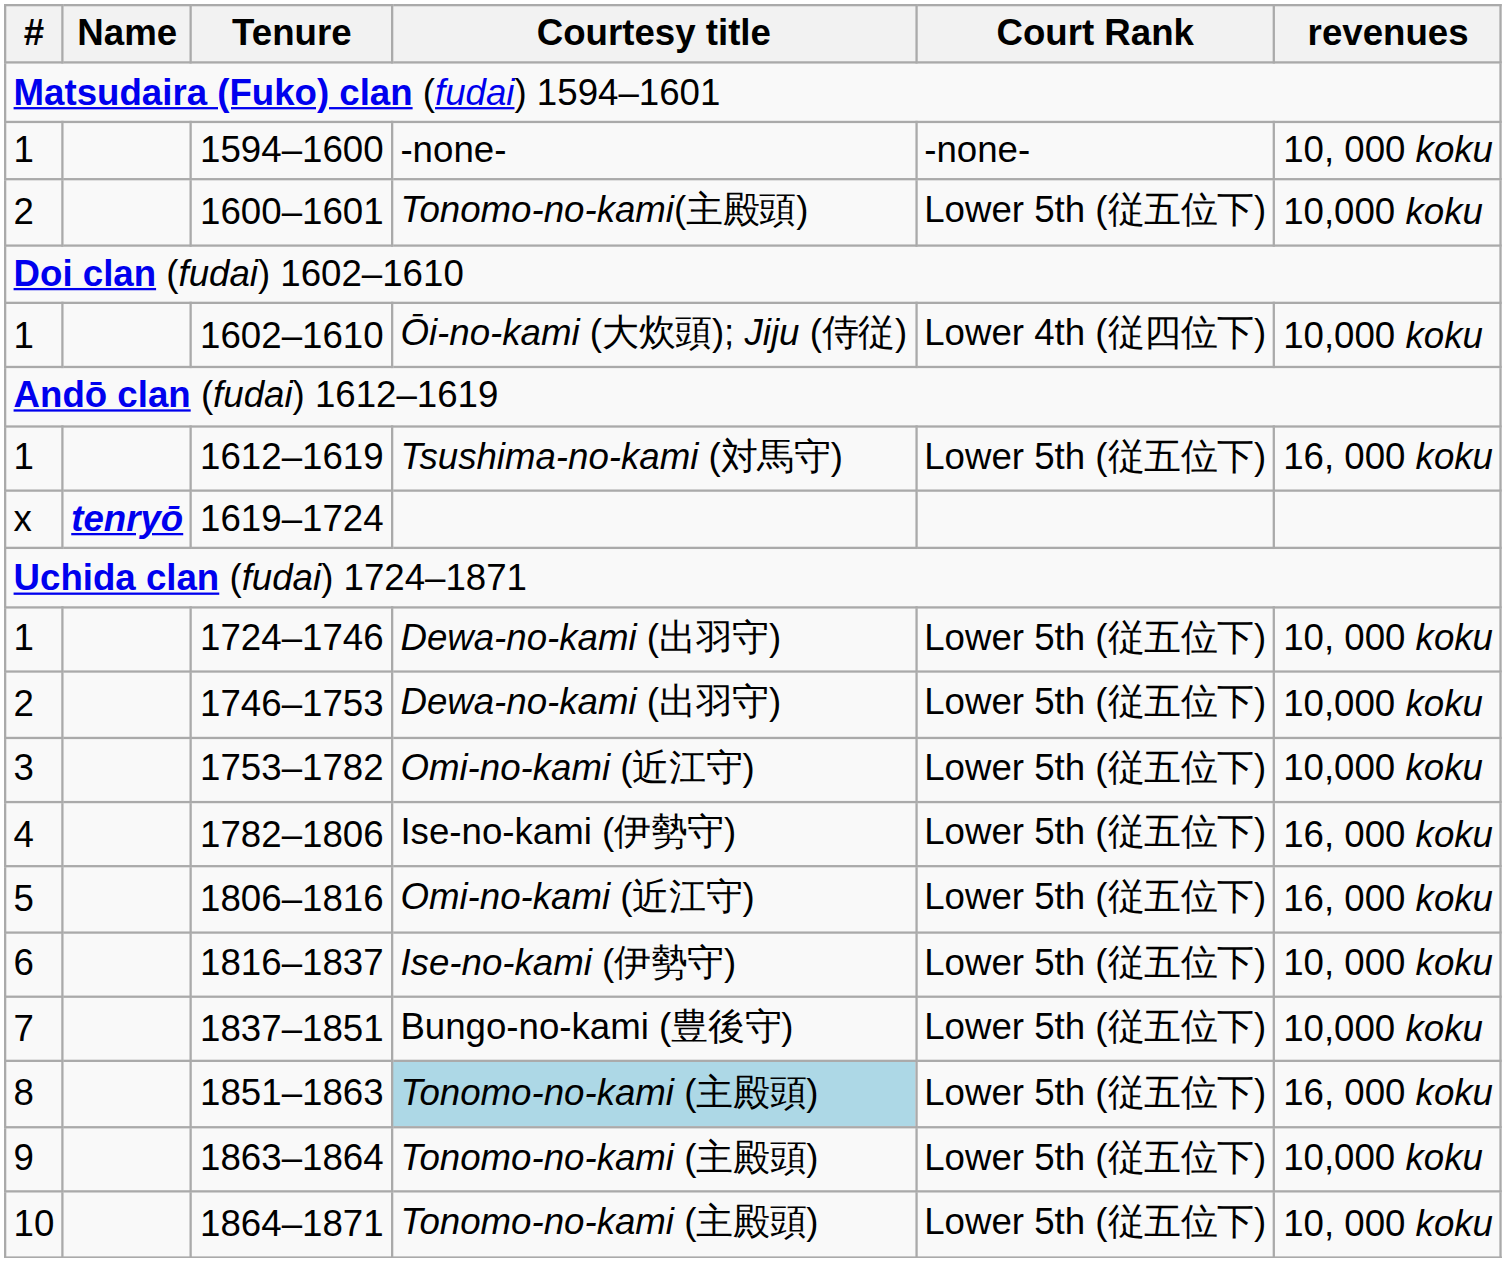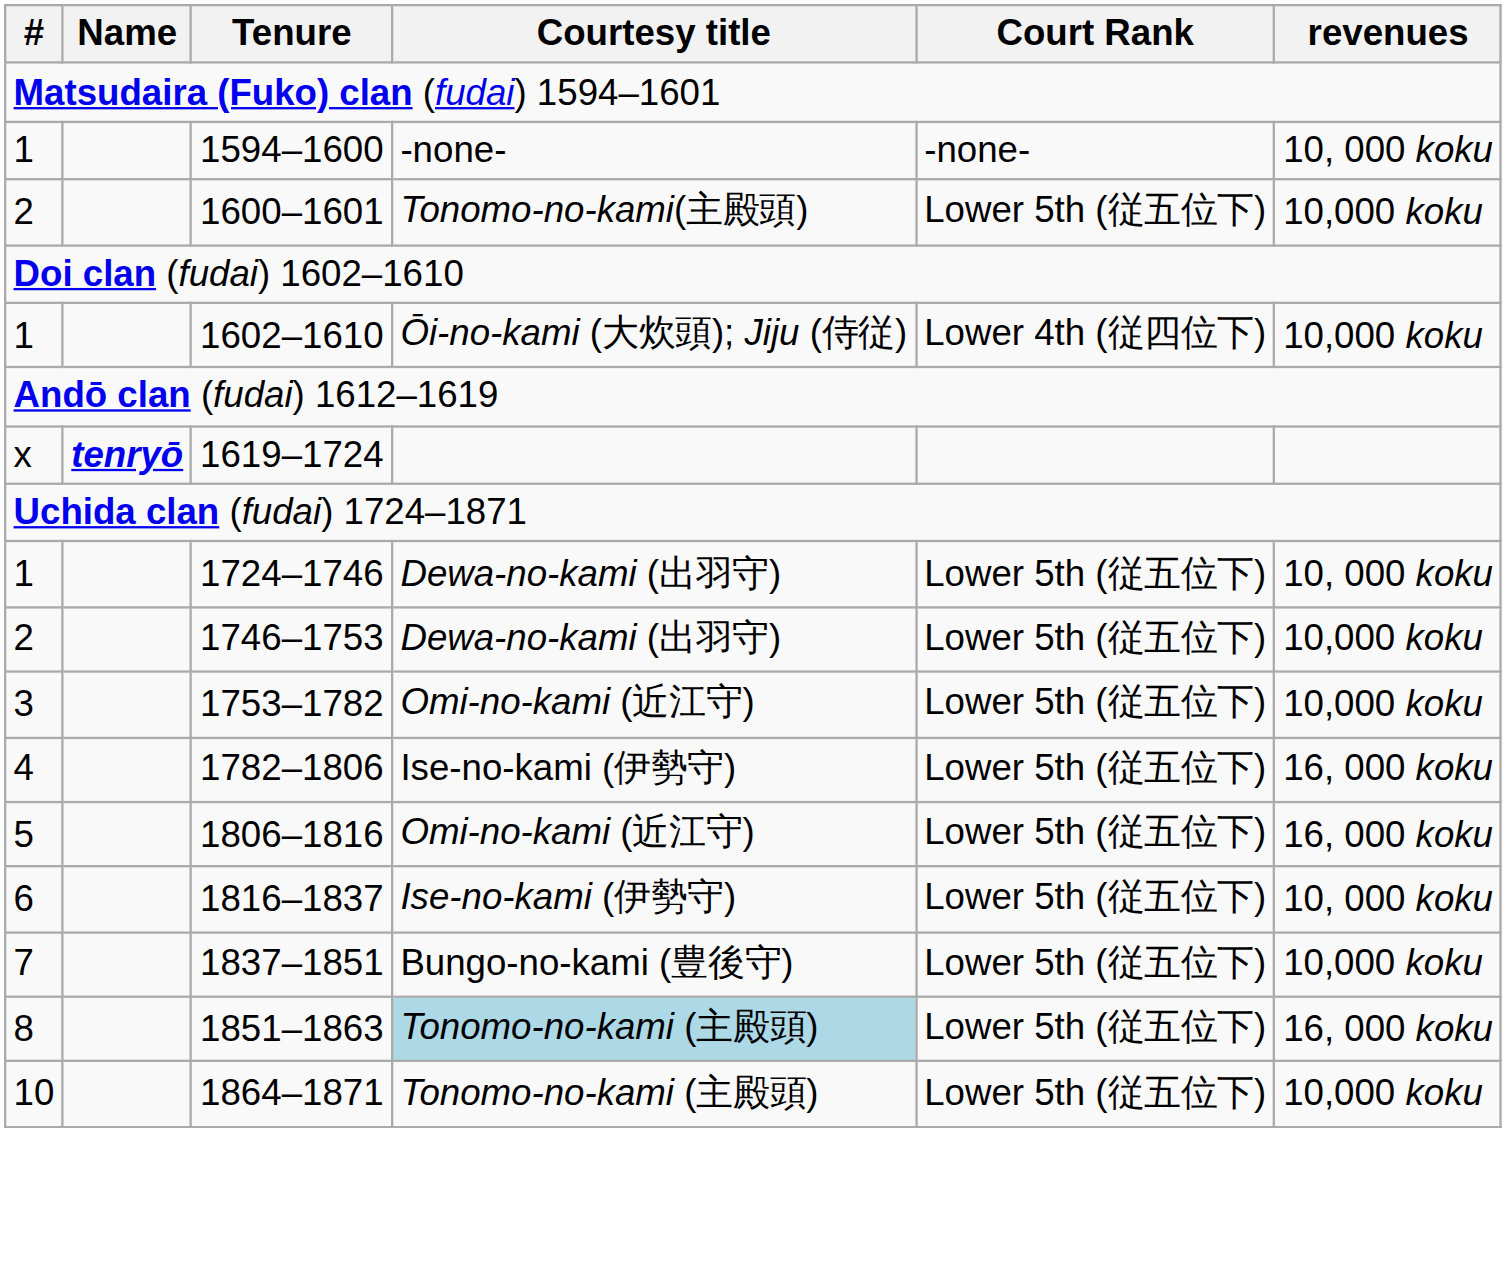- row: (292, 457)
- row: (292, 1158)
(1388, 1223) 10, 000 koku -> (1383, 1093) 10,000 koku
